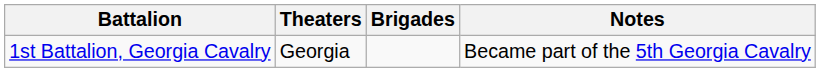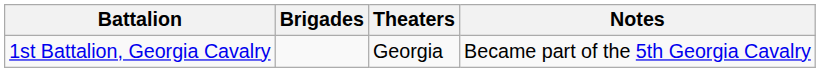columns swapped: (321, 20) <-> (413, 20)
